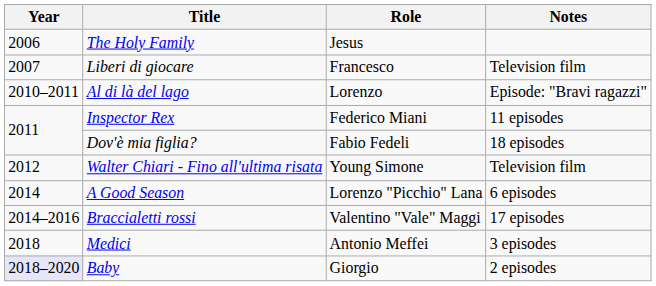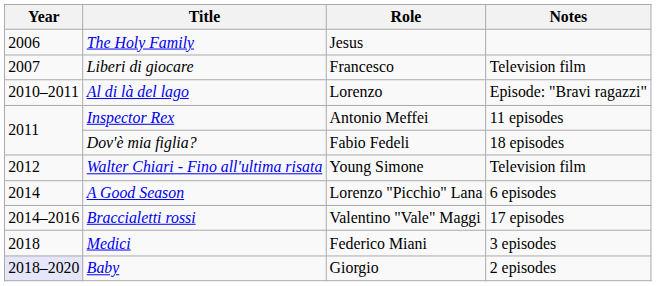(378, 117) Federico Miani -> (379, 117) Antonio Meffei
(379, 243) Antonio Meffei -> (378, 243) Federico Miani
